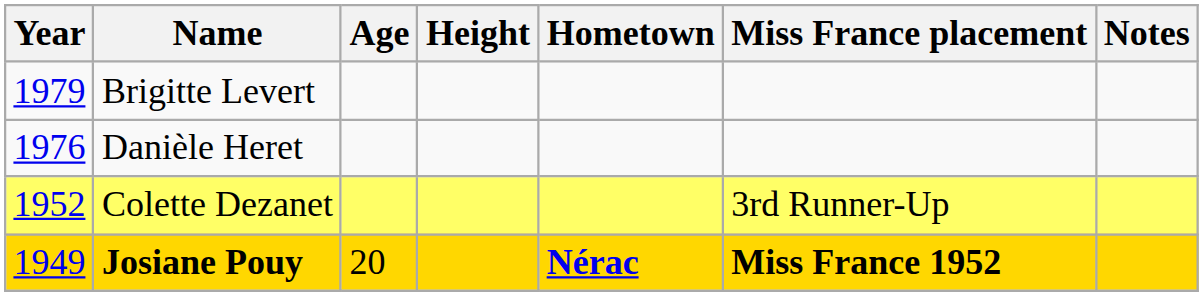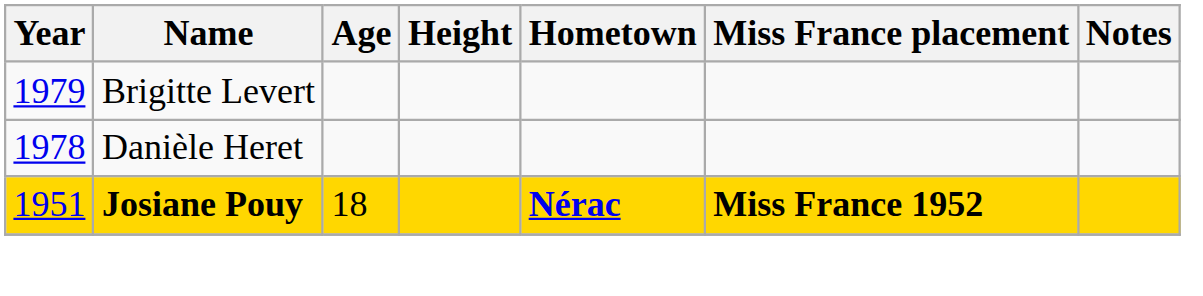(49, 147) 1976 -> (49, 147) 1978
- row: (217, 204)
(49, 261) 1949 -> (49, 204) 1951
(368, 261) 20 -> (350, 204) 18
